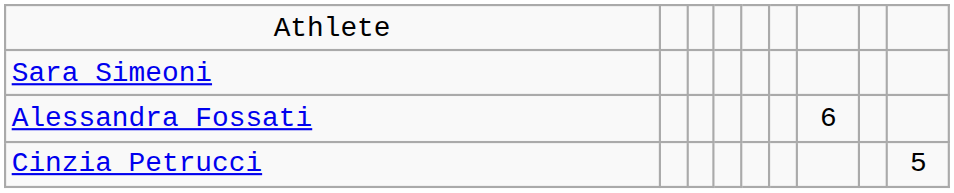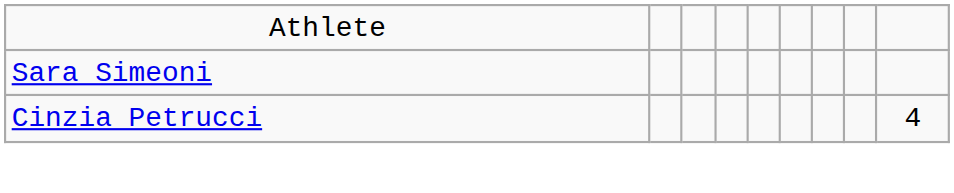- row: (162, 118)
(918, 164) 5 -> (913, 118) 4
